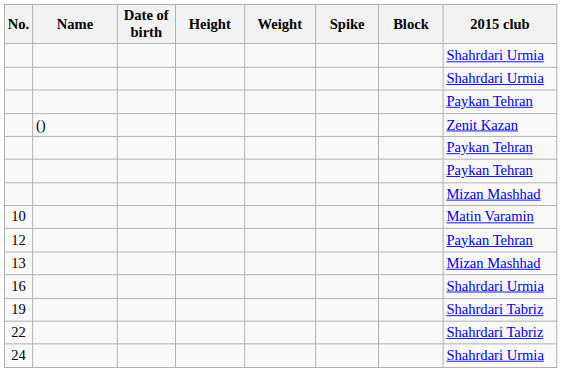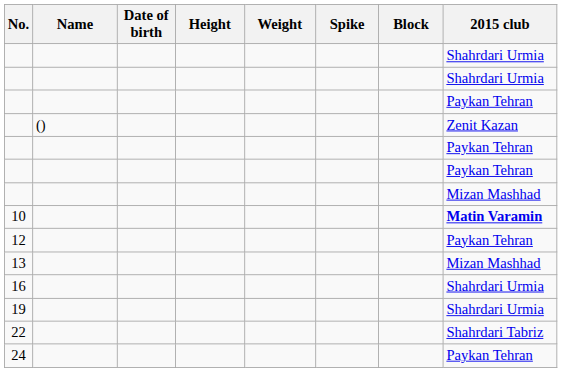(490, 217) normal -> (494, 217) bold
(495, 309) Shahrdari Tabriz -> (495, 309) Shahrdari Urmia
(495, 355) Shahrdari Urmia -> (490, 355) Paykan Tehran
